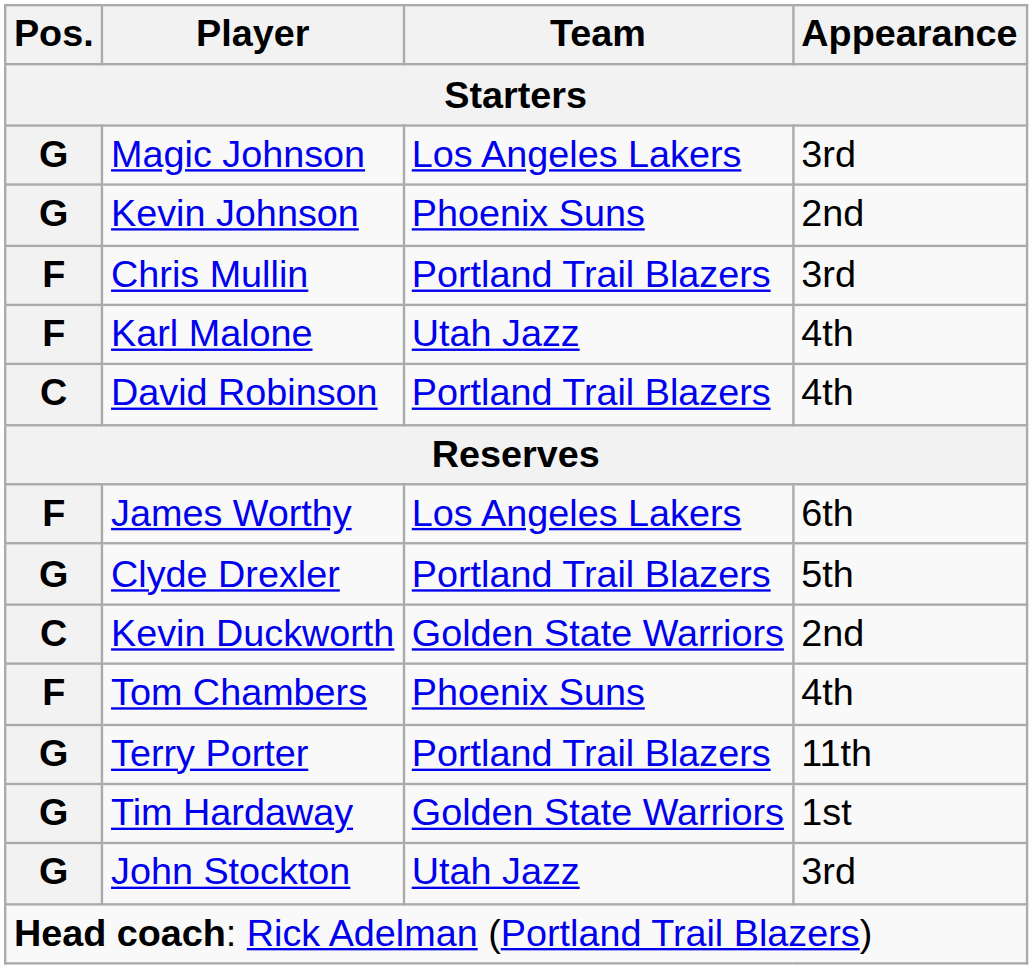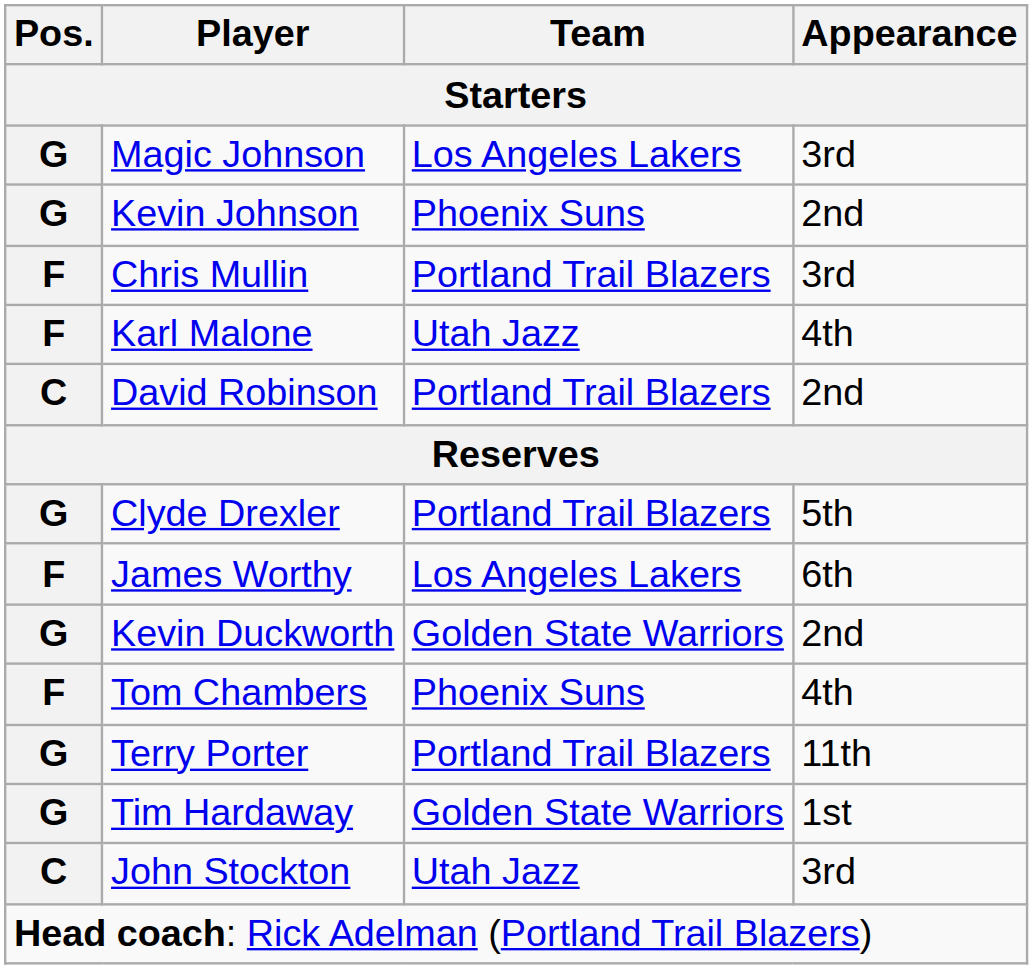(828, 393) 4th -> (833, 393) 2nd
rows swapped: (231, 513) <-> (225, 573)
(54, 633) C -> (54, 633) G
(54, 872) G -> (54, 872) C
